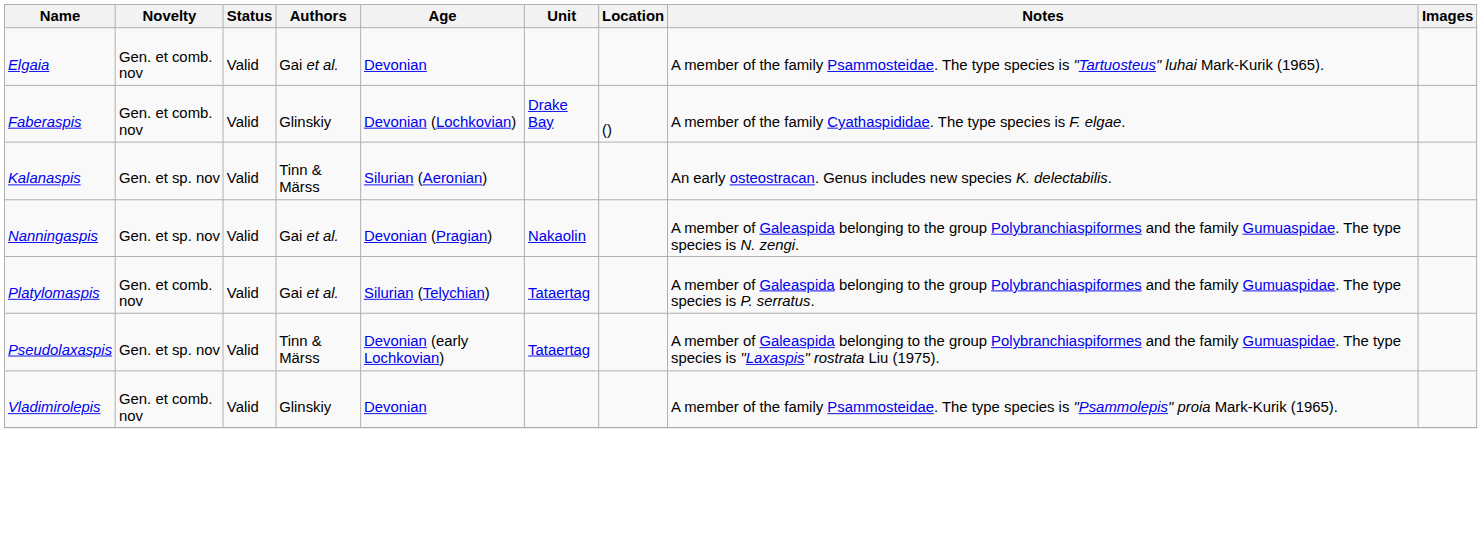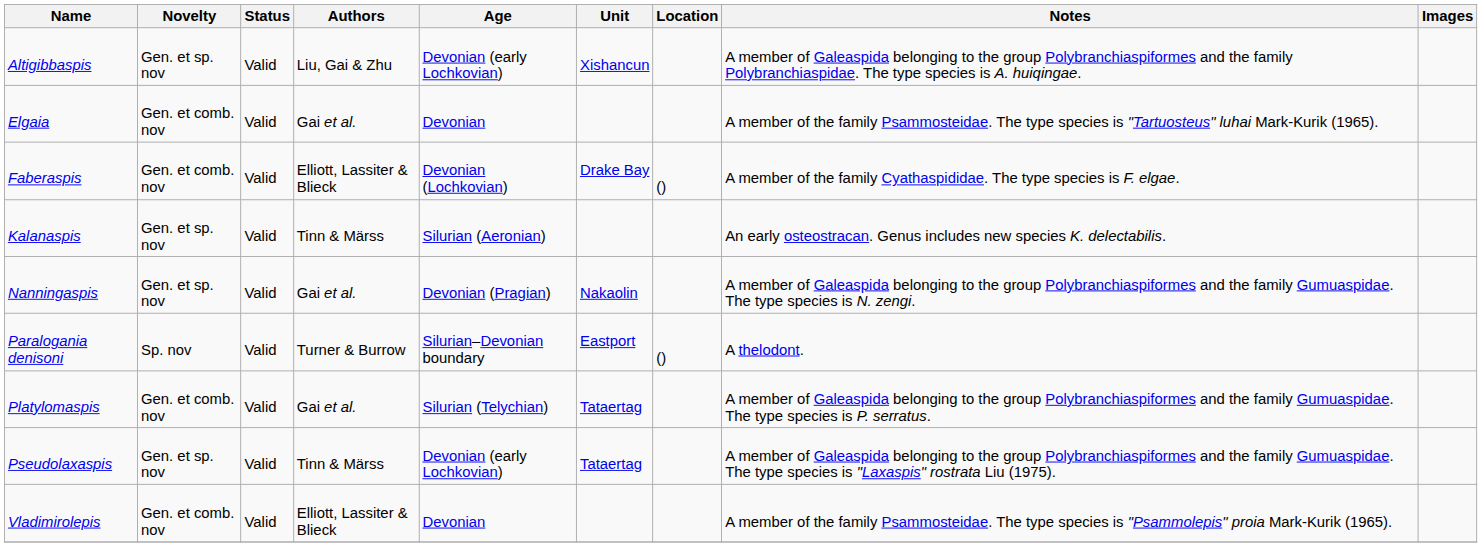+ row: (50, 65)
(305, 122) Glinskiy -> (352, 179) Elliott, Lassiter & Blieck
+ row: (48, 350)
(305, 407) Glinskiy -> (352, 521) Elliott, Lassiter & Blieck
